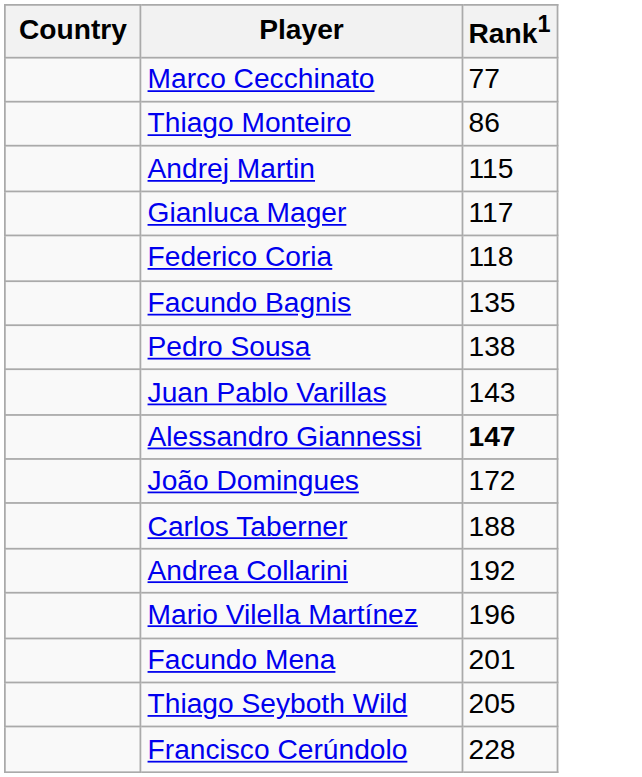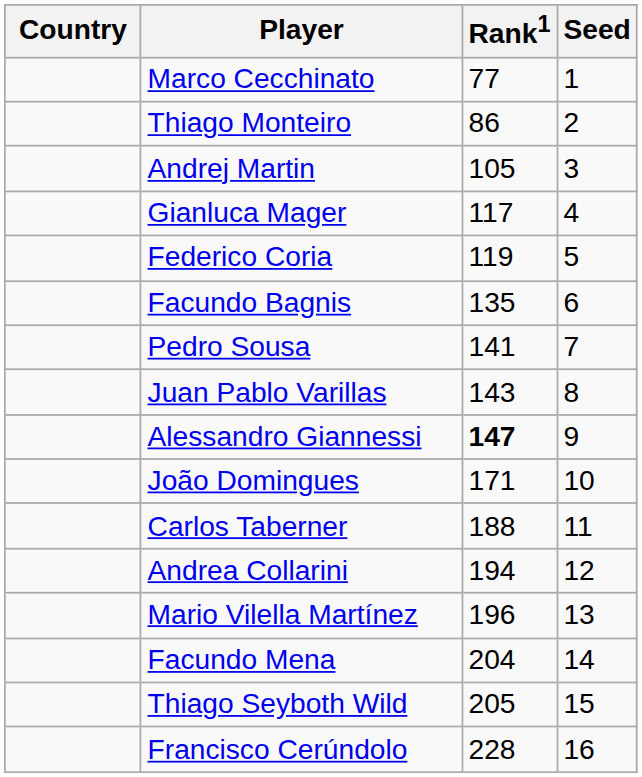+ column: (597, 30)
(491, 168) 115 -> (492, 168) 105
(491, 257) 118 -> (491, 257) 119
(492, 347) 138 -> (492, 347) 141
(492, 481) 172 -> (492, 481) 171
(492, 570) 192 -> (492, 570) 194
(492, 659) 201 -> (492, 659) 204
